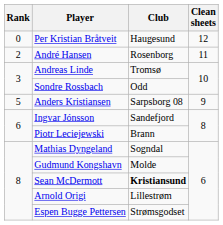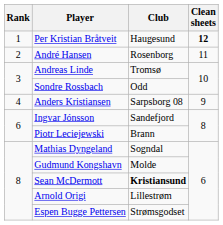(18, 39) 0 -> (18, 39) 1
(203, 39) normal -> (203, 39) bold
(18, 102) 5 -> (18, 102) 4
